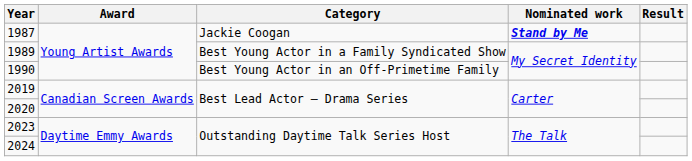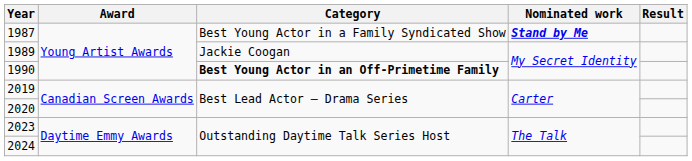(245, 33) Jackie Coogan -> (353, 33) Best Young Actor in a Family Syndicated Show
(353, 52) Best Young Actor in a Family Syndicated Show -> (245, 52) Jackie Coogan
(349, 70) normal -> (349, 70) bold
